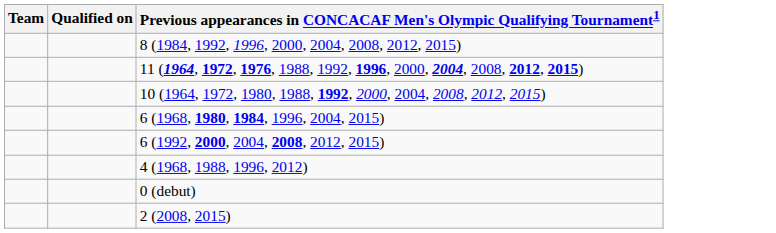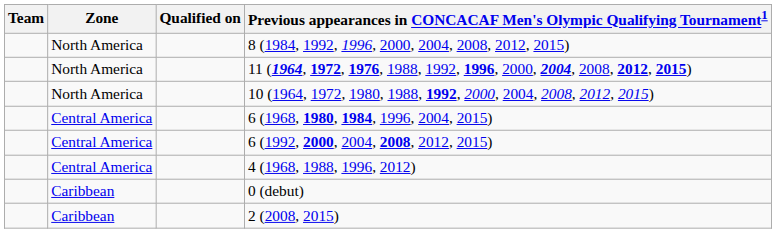+ column: (102, 18)
